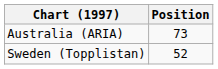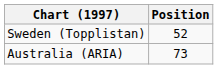rows swapped: (66, 34) <-> (76, 54)
